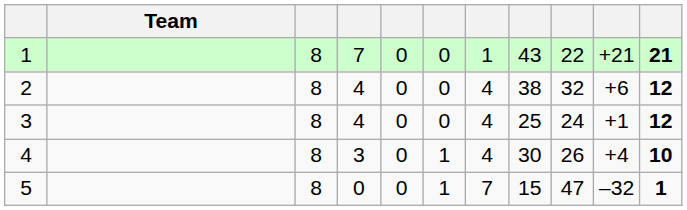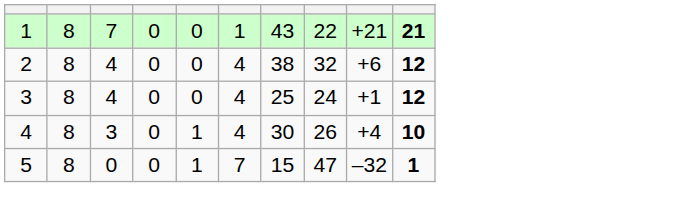- column: (171, 21)
